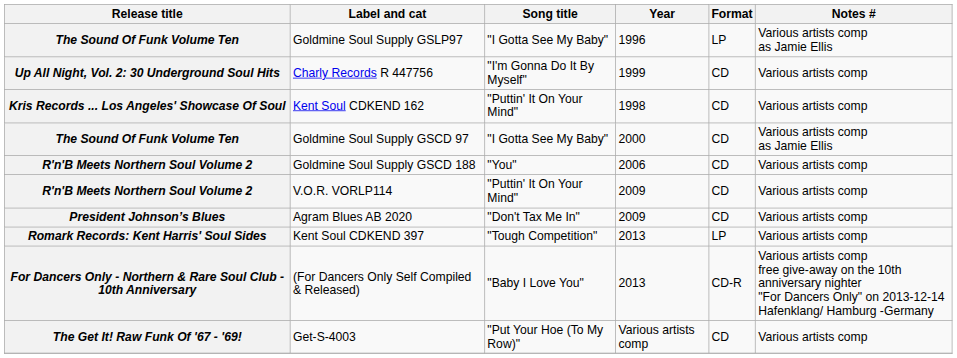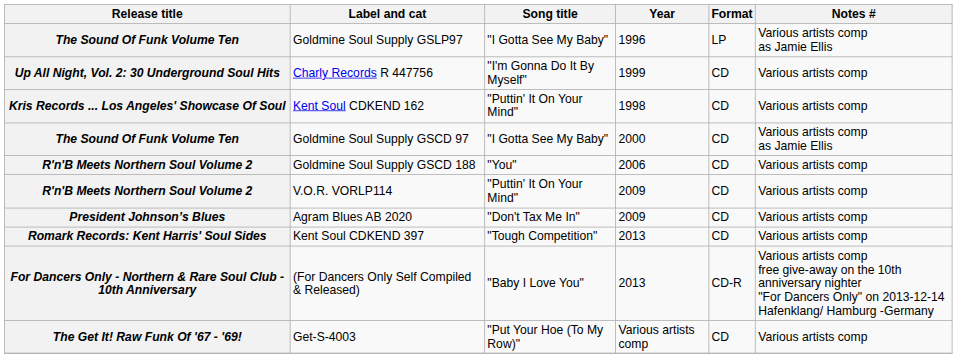(719, 236) LP -> (720, 236) CD
